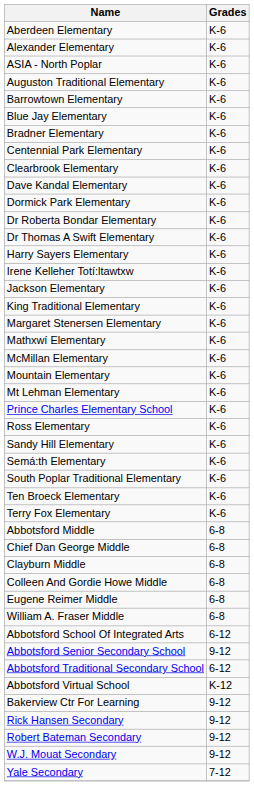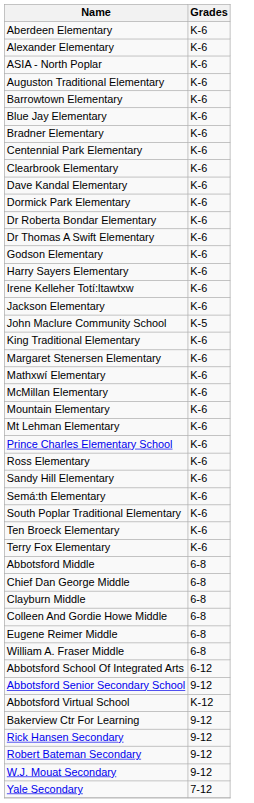+ row: (55, 254)
+ row: (87, 323)
- row: (105, 668)
